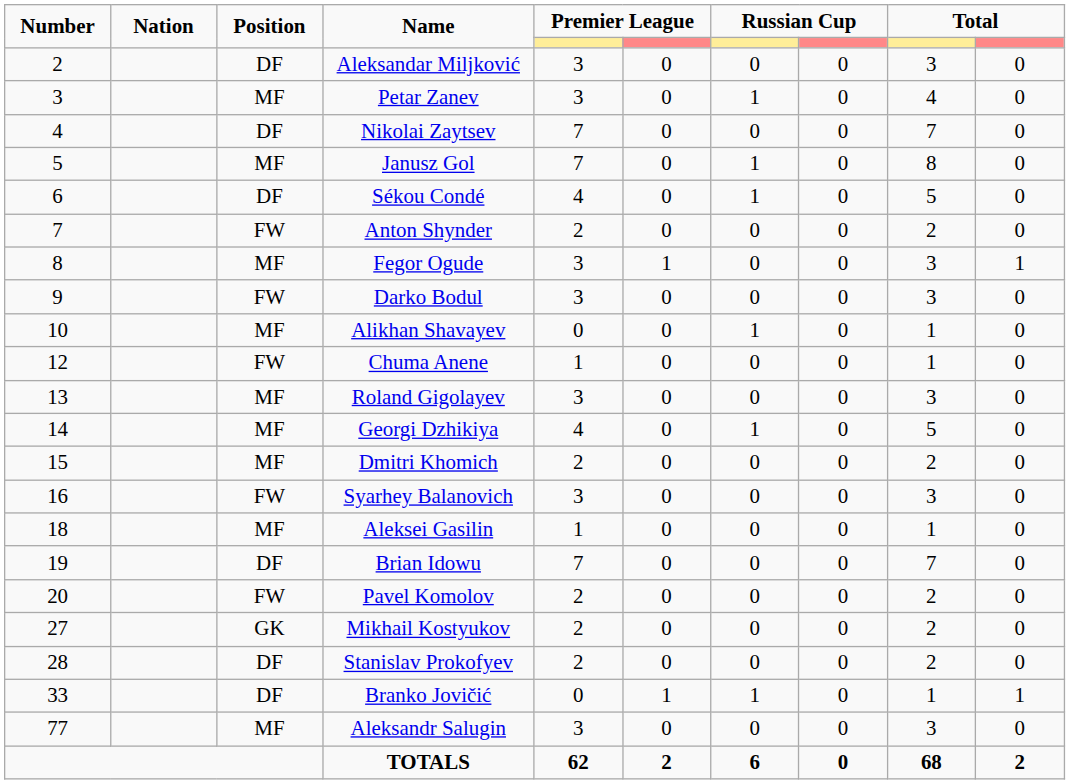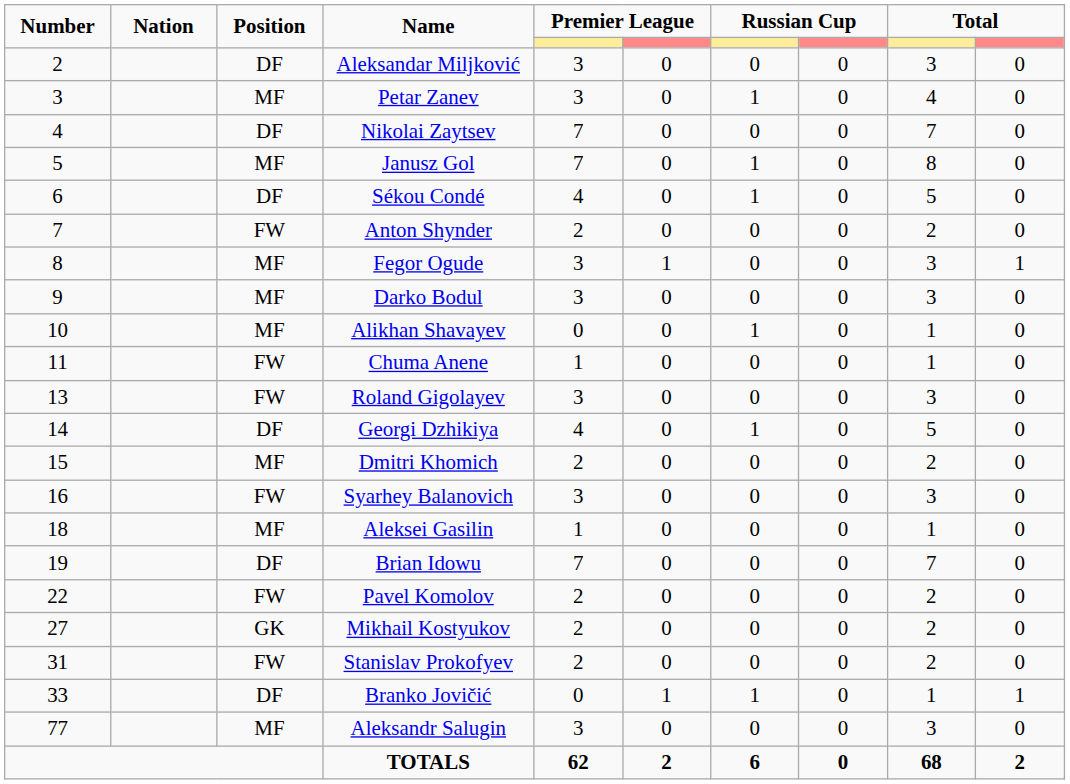(269, 296) FW -> (269, 296) MF
(58, 363) 12 -> (58, 363) 11
(269, 396) MF -> (269, 396) FW
(269, 429) MF -> (269, 429) DF
(58, 595) 20 -> (58, 595) 22
(58, 662) 28 -> (58, 662) 31
(269, 662) DF -> (269, 662) FW
